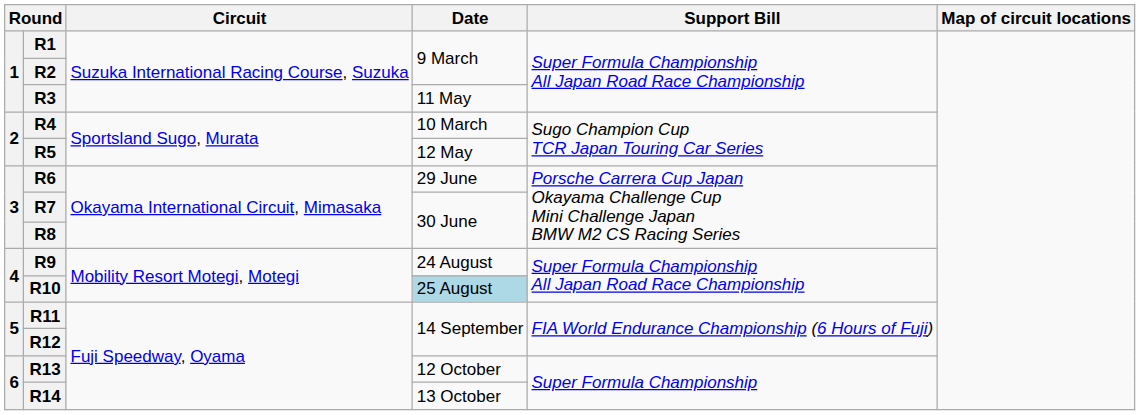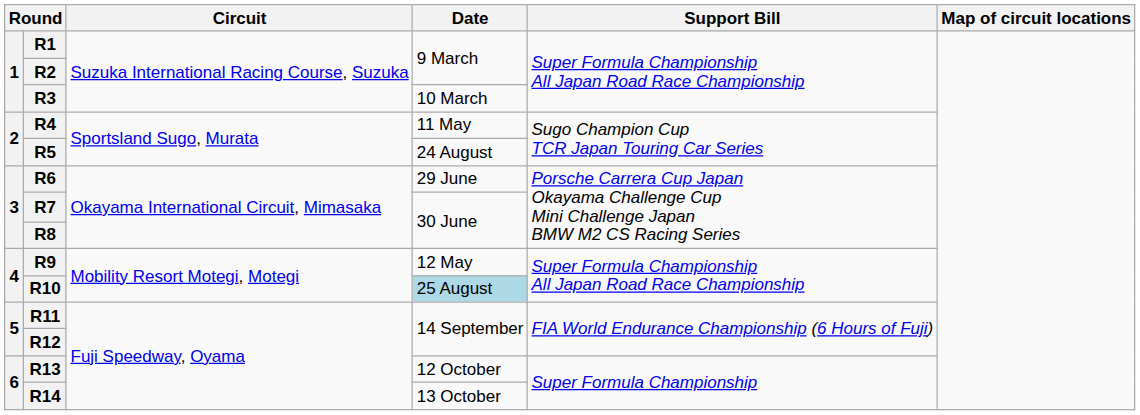(444, 98) 11 May -> (452, 98) 10 March
(452, 125) 10 March -> (444, 125) 11 May
(445, 152) 12 May -> (455, 152) 24 August
(455, 261) 24 August -> (445, 261) 12 May
